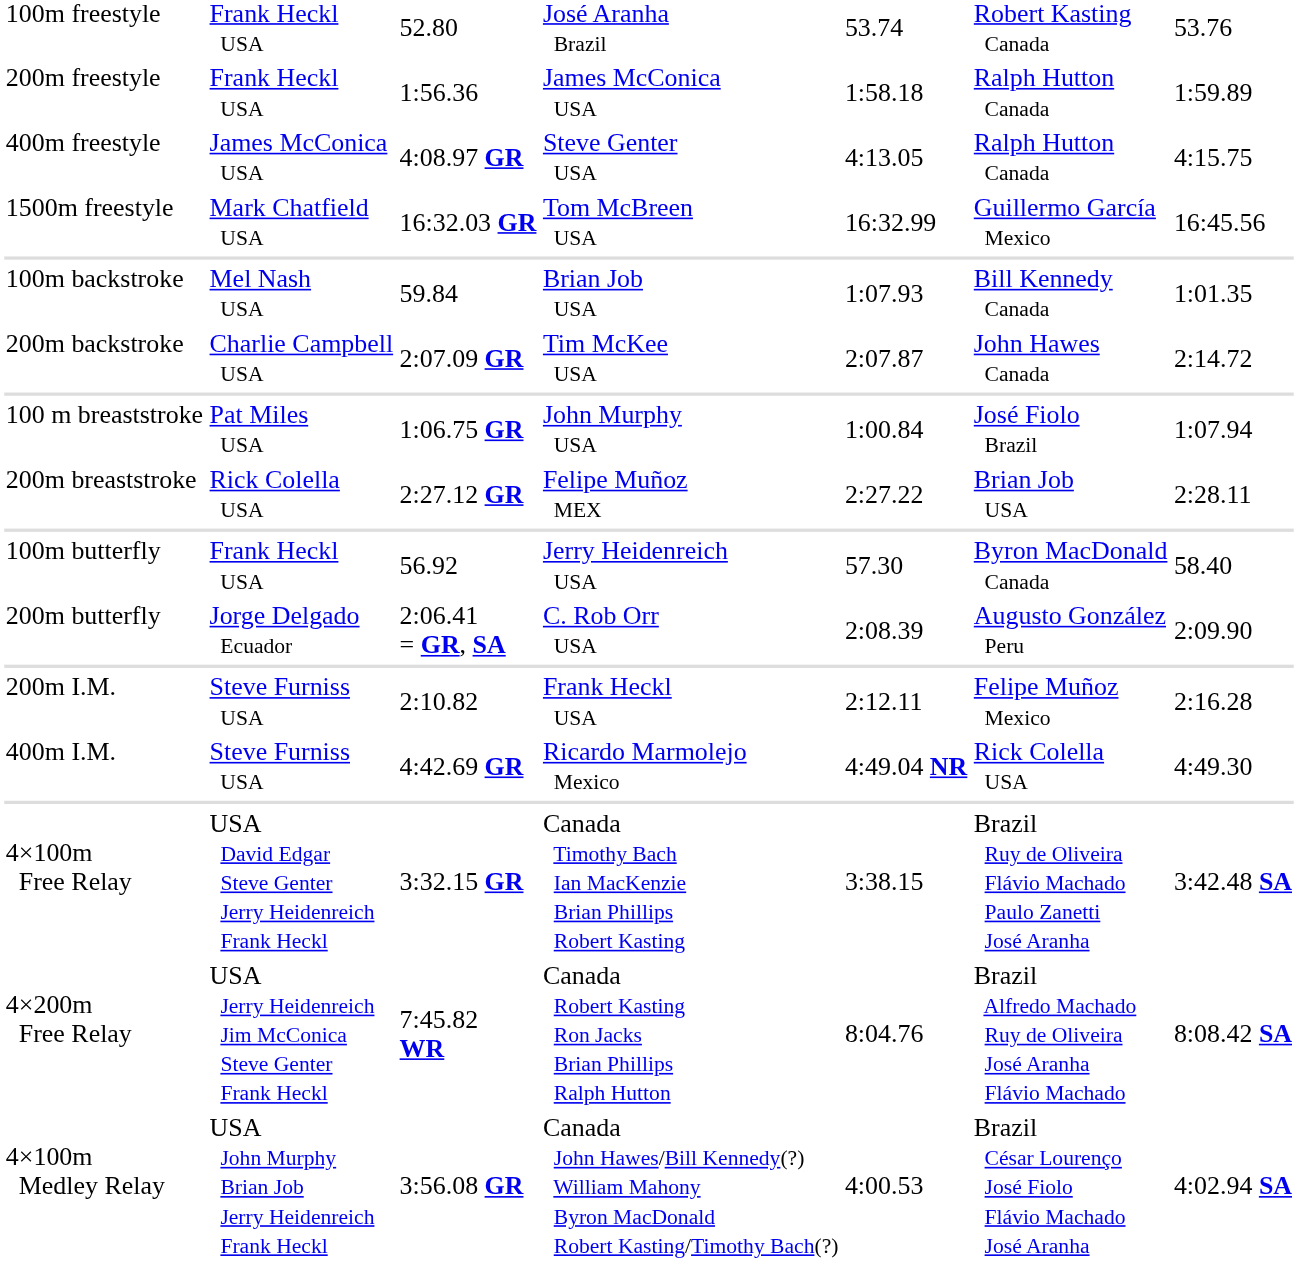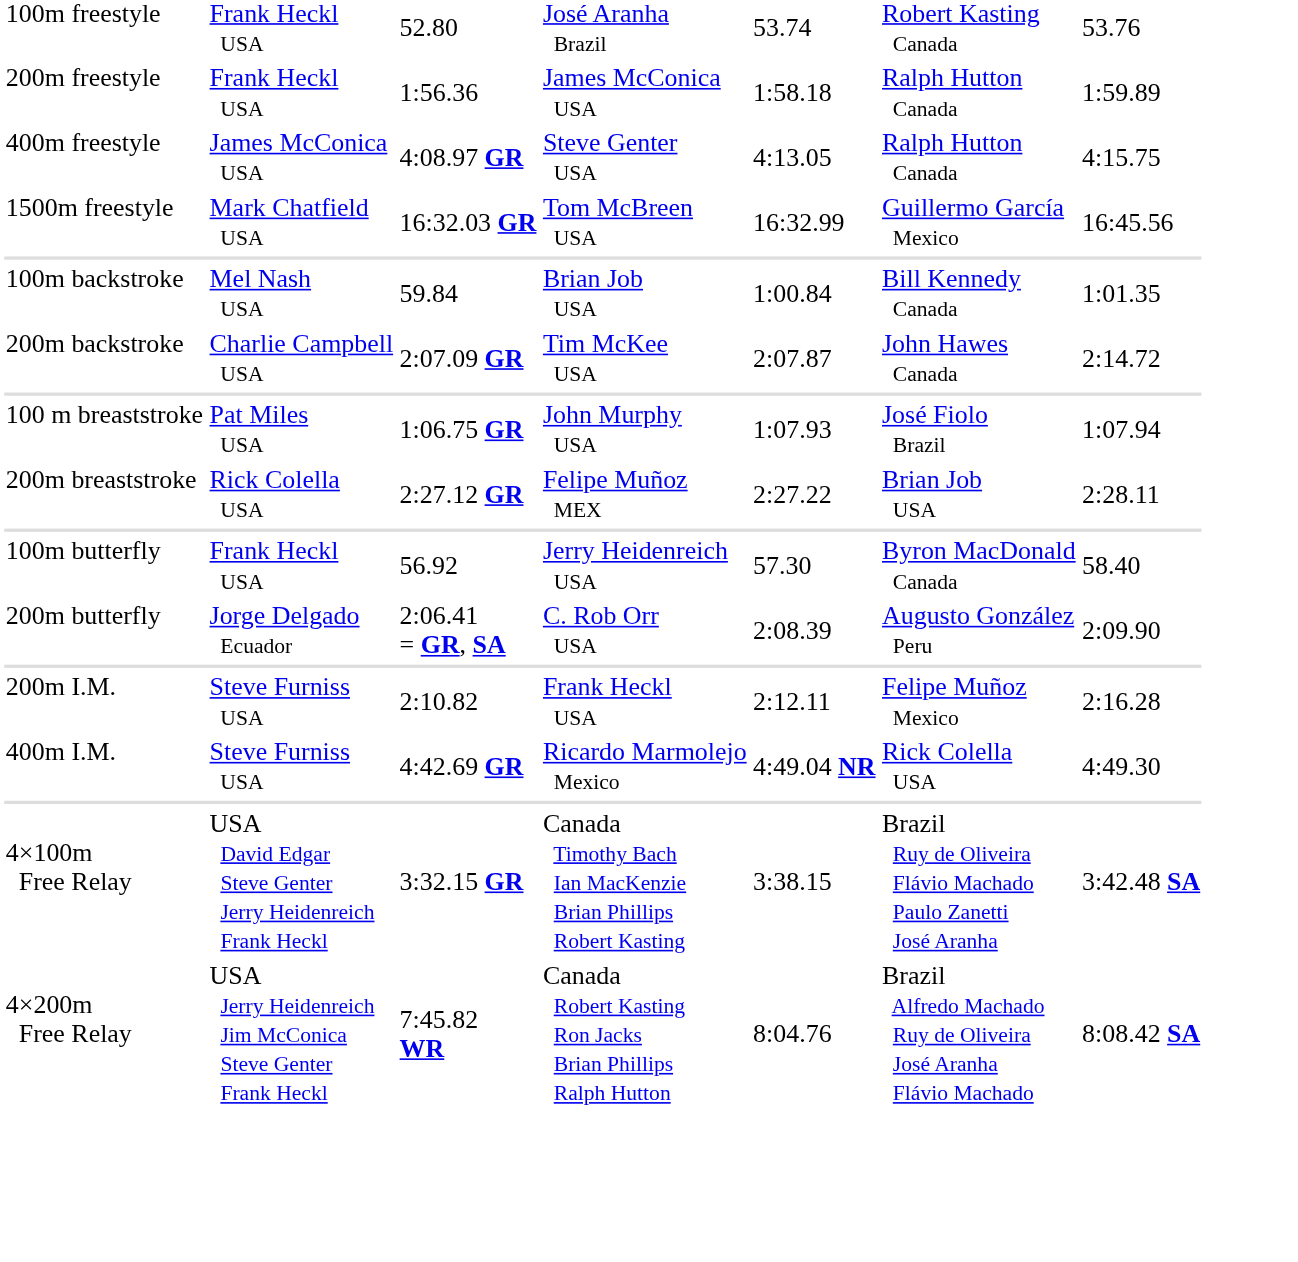(884, 293) 1:07.93 -> (792, 293) 1:00.84
(884, 429) 1:00.84 -> (792, 429) 1:07.93
- row: (85, 1186)
